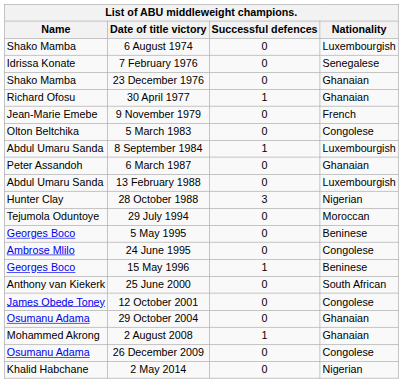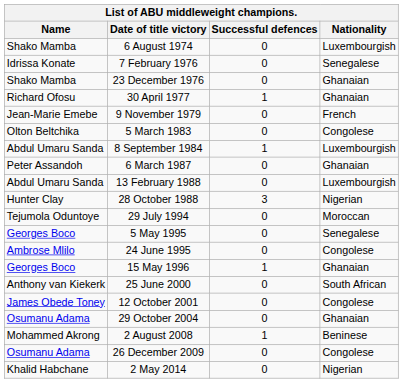(345, 234) Beninese -> (351, 234) Senegalese
(345, 268) Beninese -> (346, 268) Ghanaian
(346, 336) Ghanaian -> (345, 336) Beninese
